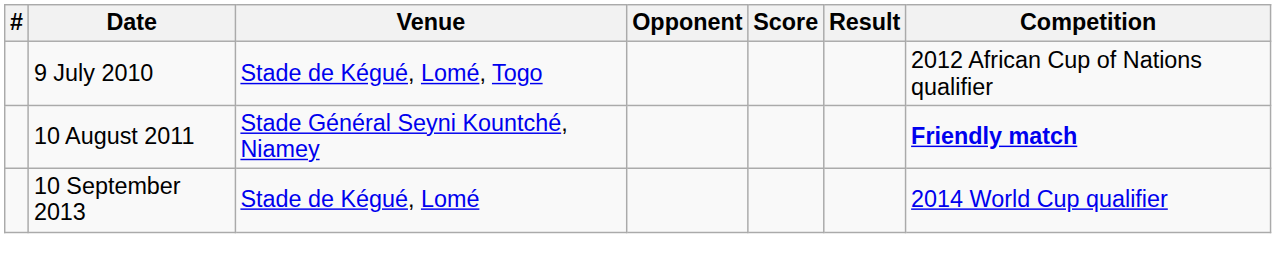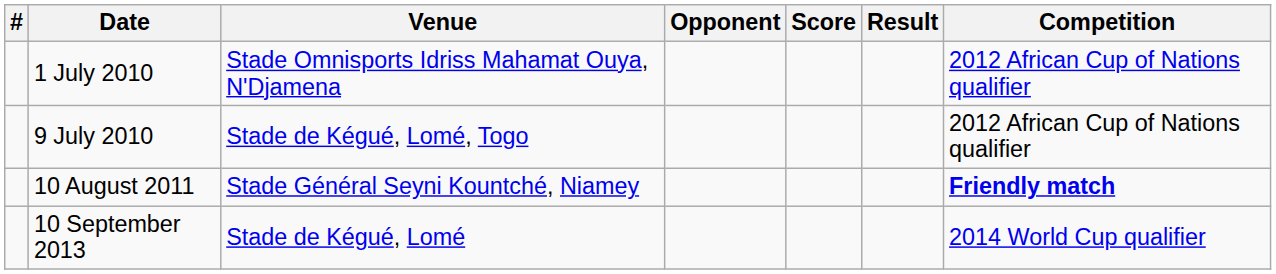+ row: (94, 73)
